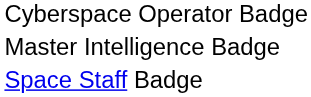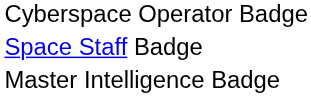rows swapped: (142, 47) <-> (104, 80)
